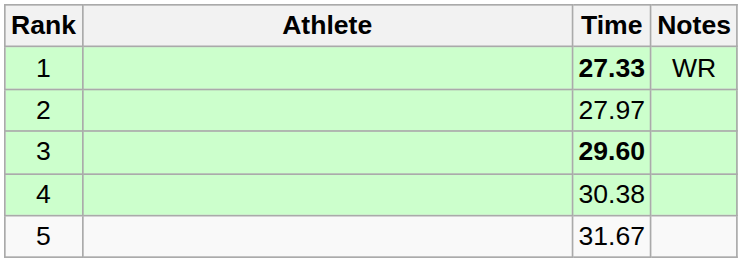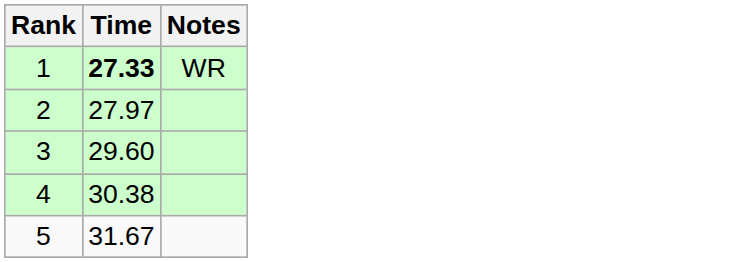- column: (327, 25)
(612, 151) bold -> (121, 151) normal
